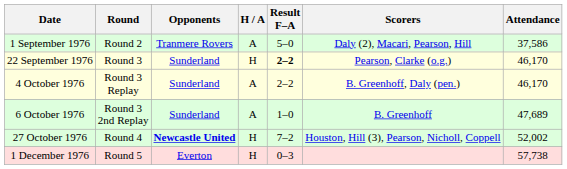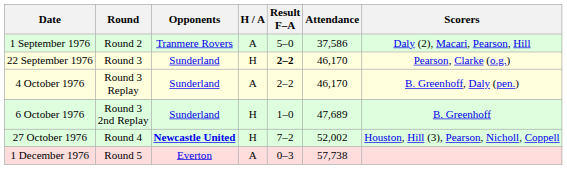columns swapped: (403, 19) <-> (533, 19)
(253, 114) A -> (253, 114) H
(253, 155) H -> (253, 155) A
